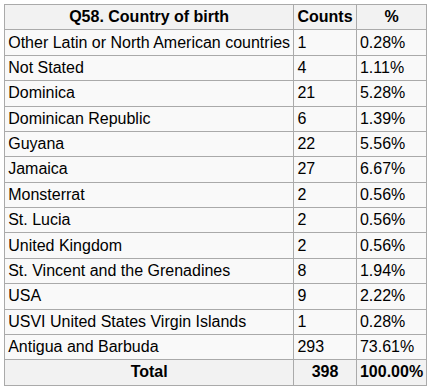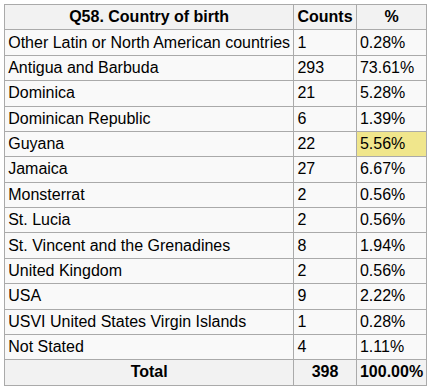rows swapped: (83, 347) <-> (46, 67)
(383, 144) no background -> (383, 144) khaki background
rows swapped: (119, 270) <-> (65, 245)
